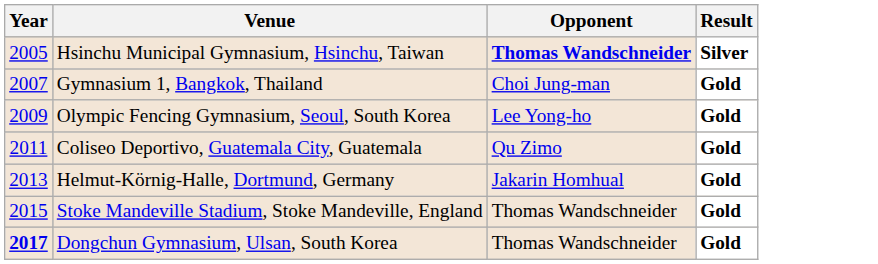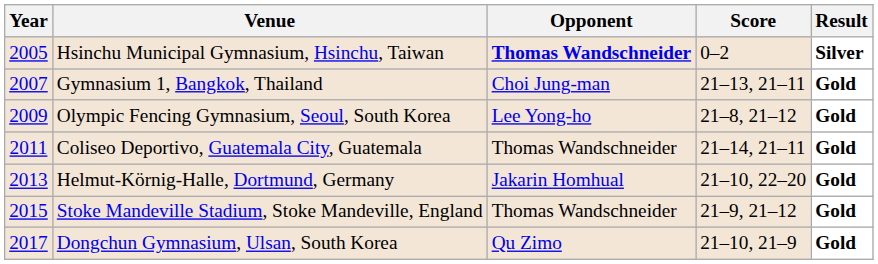+ column: (753, 20)
(527, 148) Qu Zimo -> (584, 148) Thomas Wandschneider
(28, 243) bold -> (28, 243) normal
(584, 243) Thomas Wandschneider -> (527, 243) Qu Zimo
